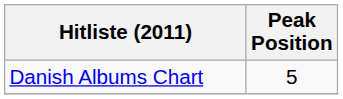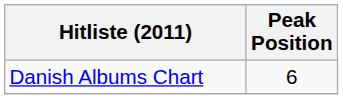(292, 76) 5 -> (292, 76) 6
